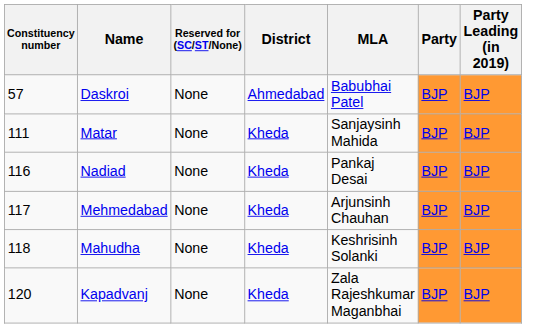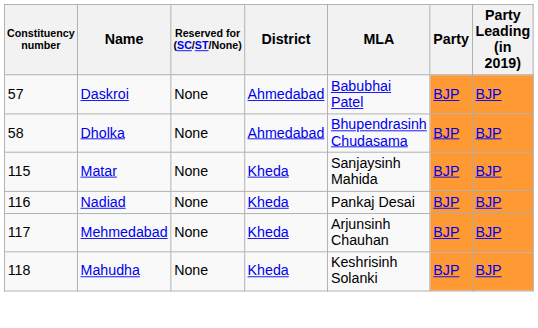+ row: (103, 133)
(19, 133) 111 -> (19, 171) 115
- row: (114, 295)
